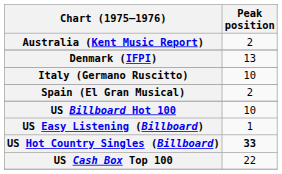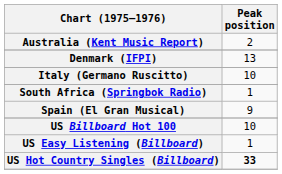+ row: (113, 93)
(250, 93) 2 -> (250, 110) 9
- row: (113, 160)
